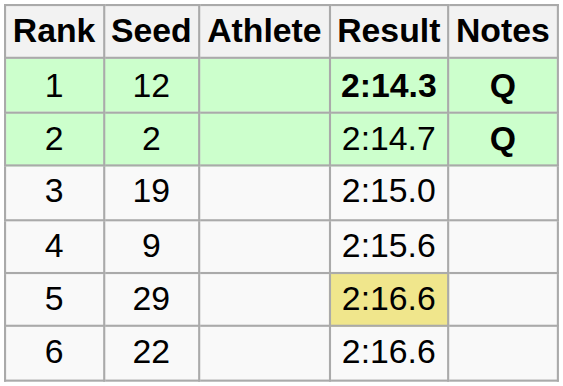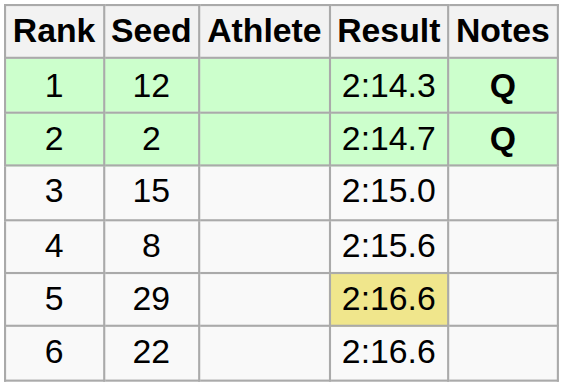(389, 84) bold -> (389, 84) normal
(151, 191) 19 -> (151, 191) 15
(151, 245) 9 -> (151, 245) 8
